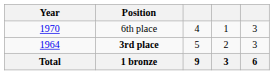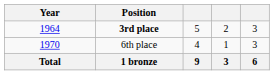rows swapped: (139, 45) <-> (139, 29)
